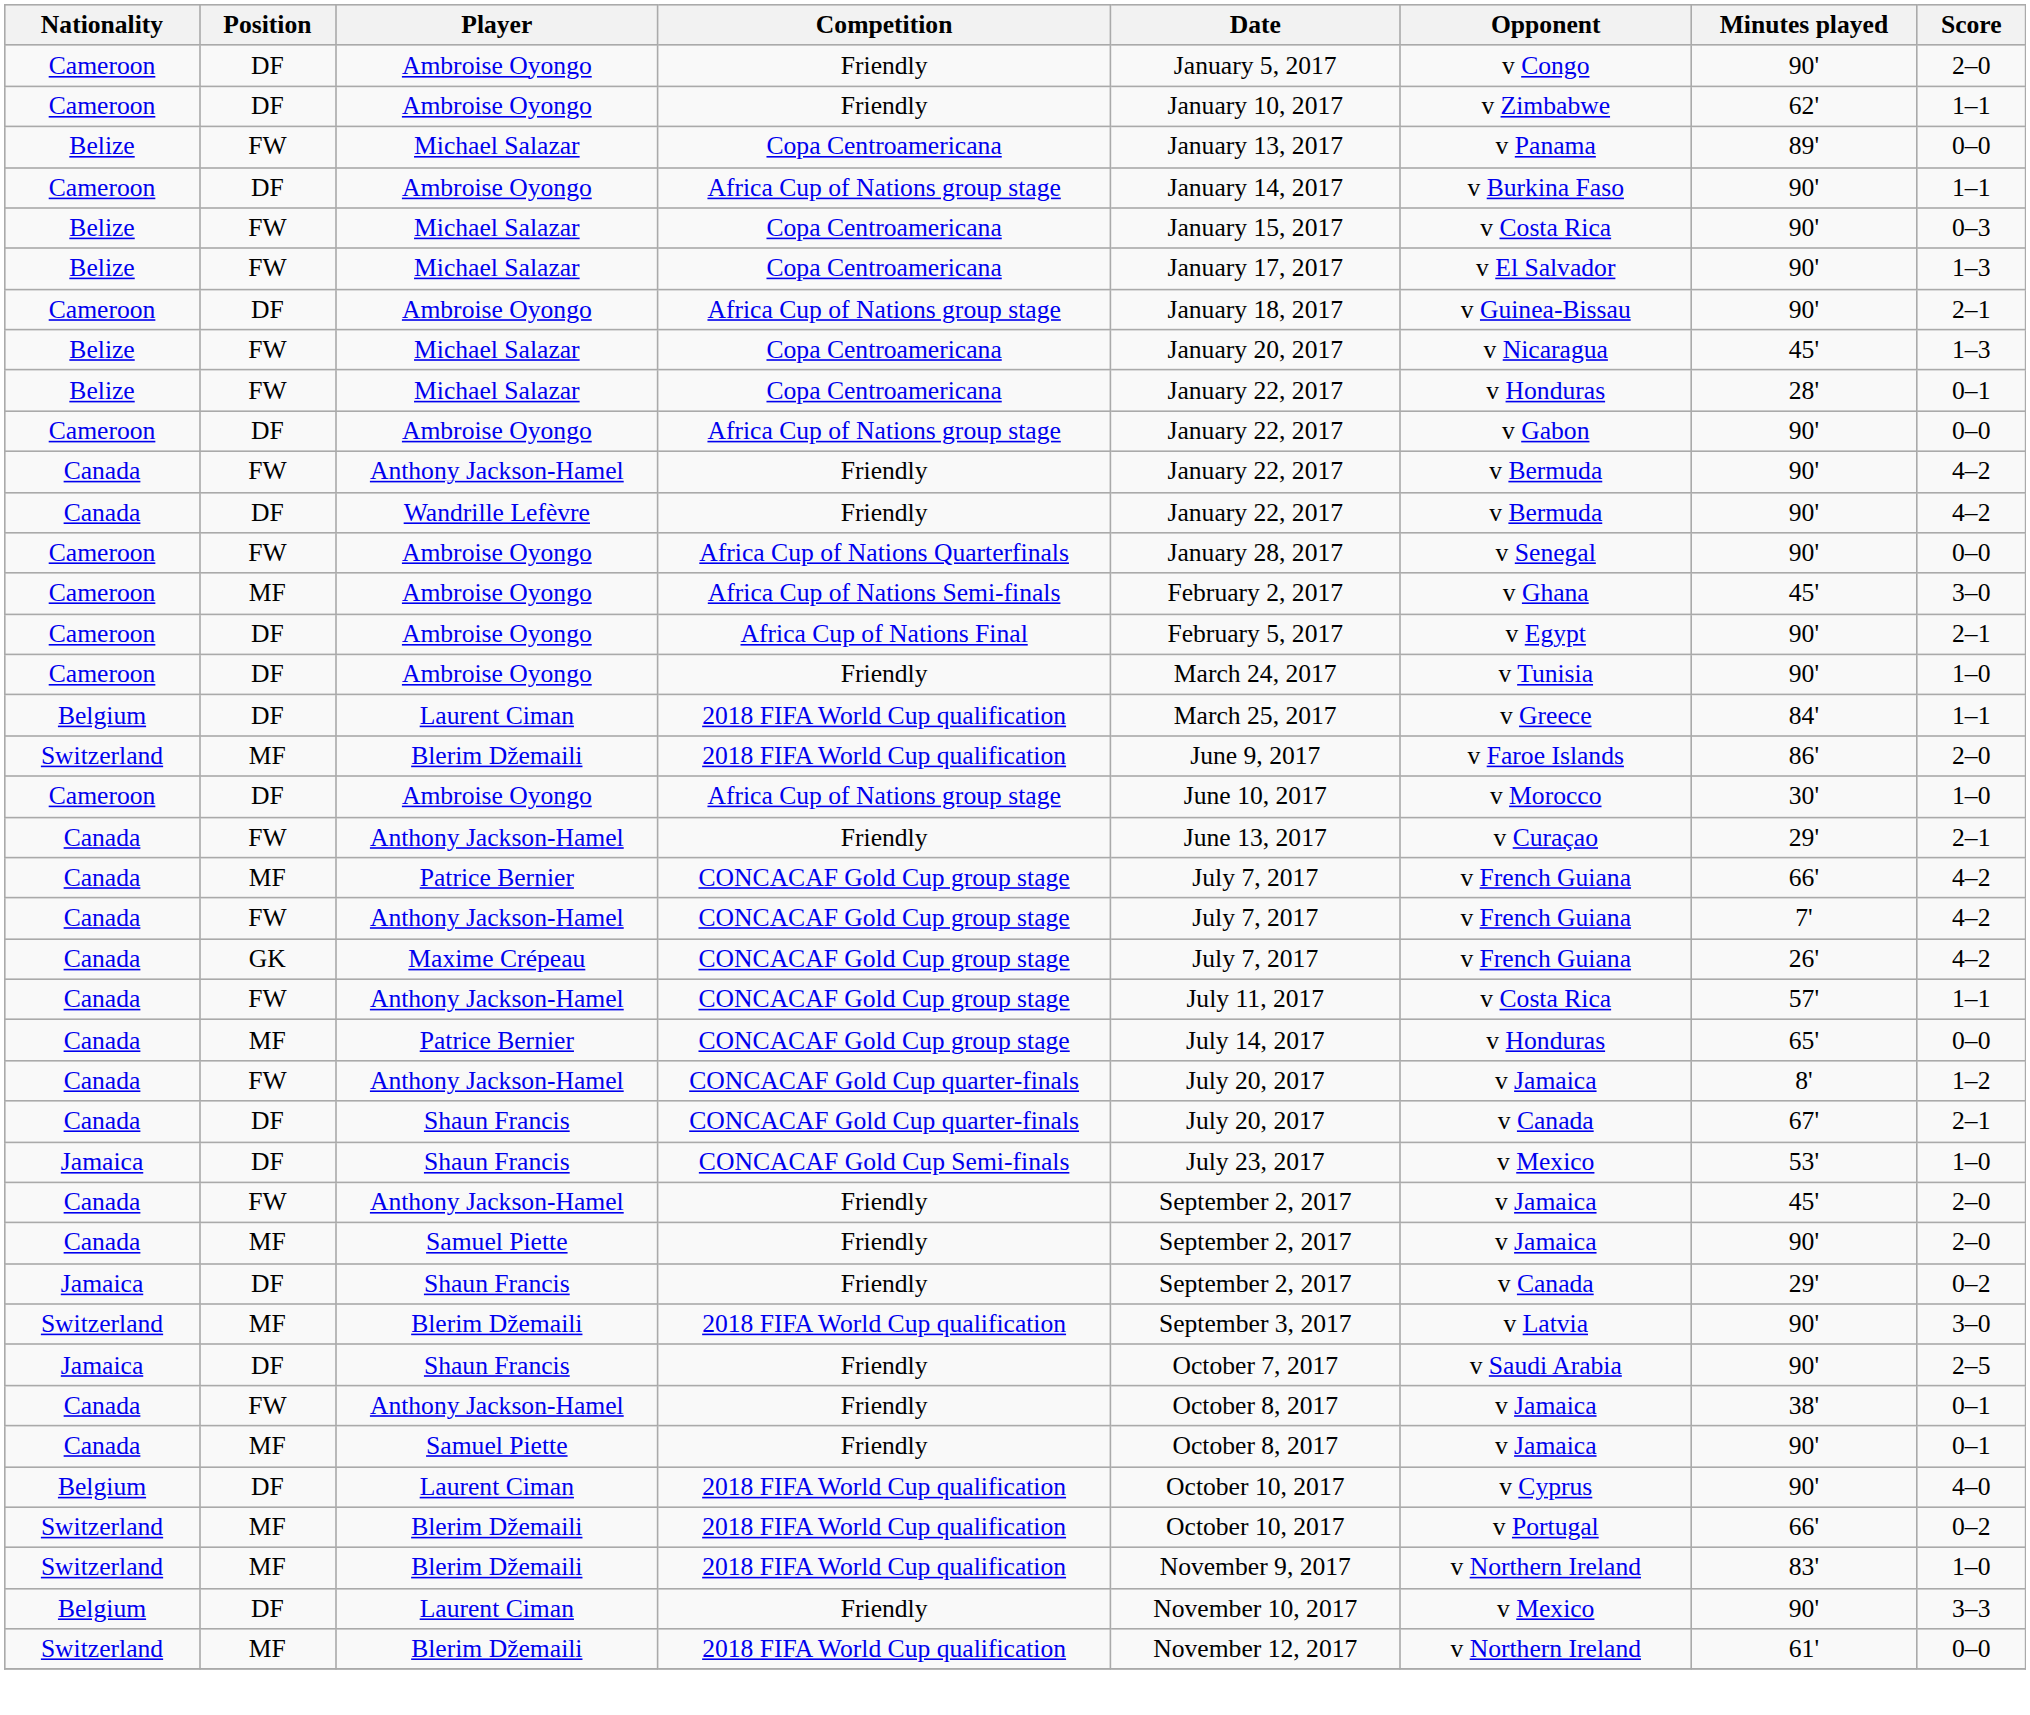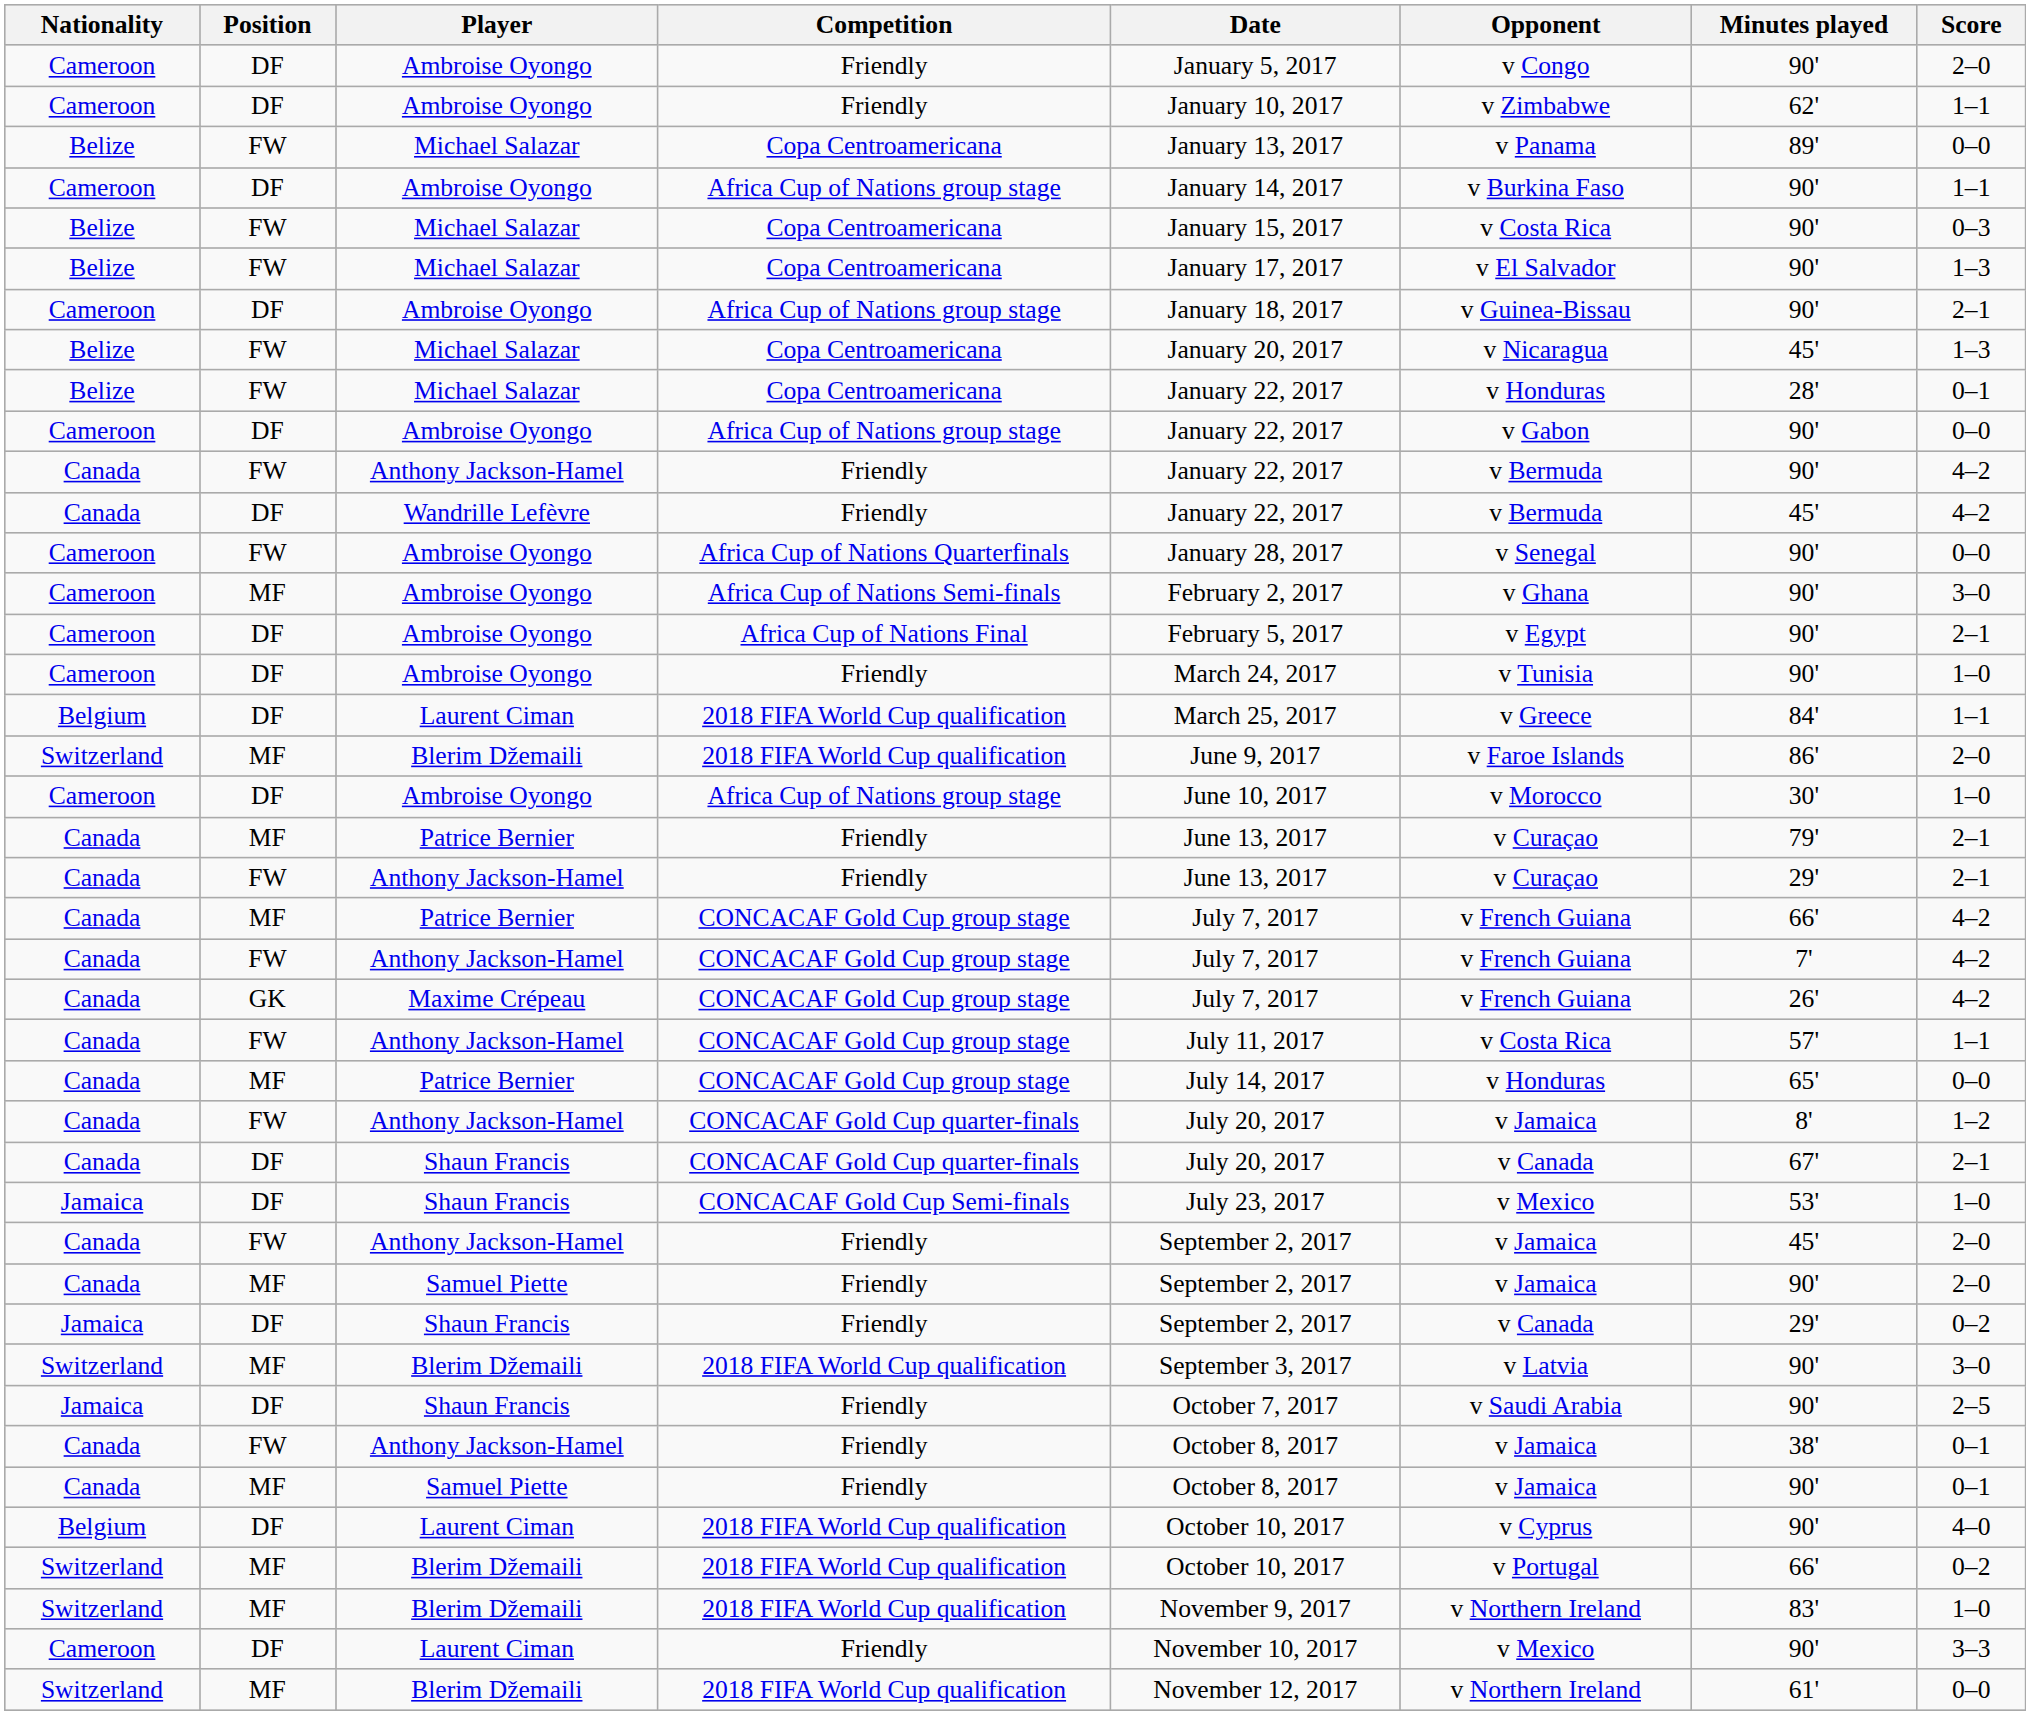(1804, 512) 90' -> (1804, 512) 45'
(1804, 593) 45' -> (1804, 593) 90'
+ row: (497, 836)
(102, 1608) Belgium -> (102, 1648) Cameroon
